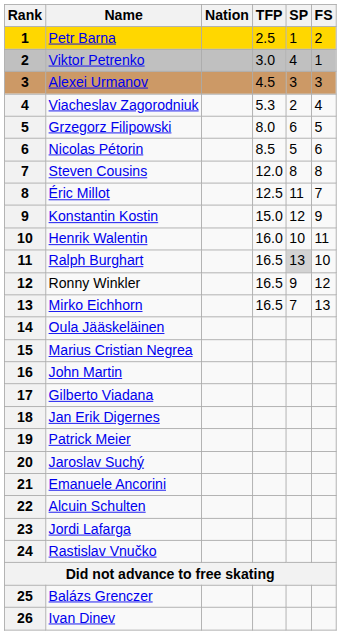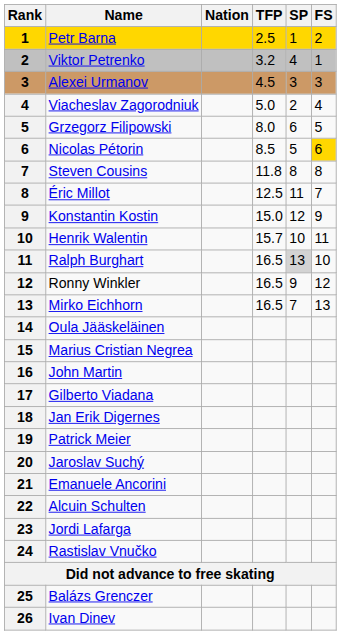(265, 60) 3.0 -> (265, 60) 3.2
(265, 104) 5.3 -> (265, 104) 5.0
(319, 149) no background -> (319, 149) gold background
(269, 171) 12.0 -> (269, 171) 11.8
(269, 238) 16.0 -> (269, 238) 15.7
